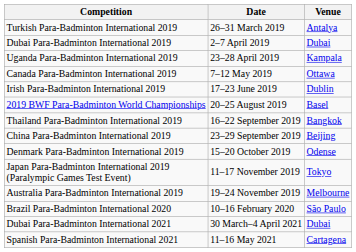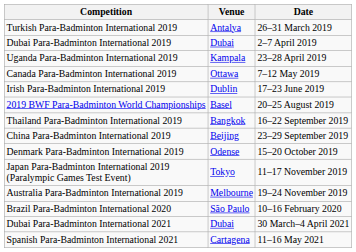columns swapped: (256, 12) <-> (328, 12)
